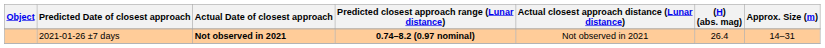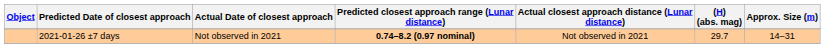(240, 36) bold -> (238, 36) normal
(719, 36) 26.4 -> (719, 36) 29.7
